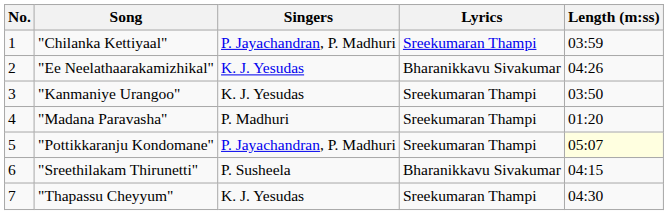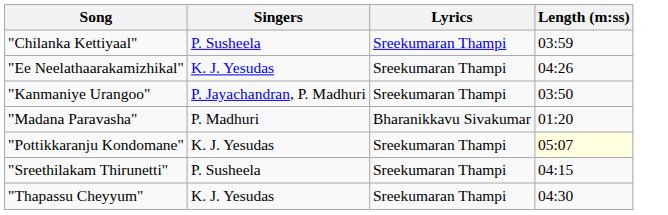- column: (20, 17)
(308, 43) P. Jayachandran, P. Madhuri -> (226, 43) P. Susheela
(482, 68) Bharanikkavu Sivakumar -> (440, 68) Sreekumaran Thampi
(263, 94) K. J. Yesudas -> (278, 94) P. Jayachandran, P. Madhuri
(470, 119) Sreekumaran Thampi -> (452, 119) Bharanikkavu Sivakumar
(308, 145) P. Jayachandran, P. Madhuri -> (233, 145) K. J. Yesudas
(482, 170) Bharanikkavu Sivakumar -> (440, 170) Sreekumaran Thampi
